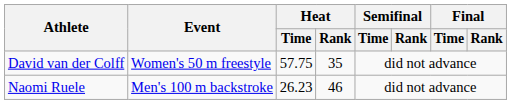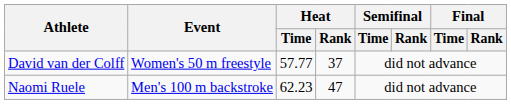(296, 63) 57.75 -> (296, 63) 57.77
(335, 63) 35 -> (335, 63) 37
(296, 87) 26.23 -> (296, 87) 62.23
(335, 87) 46 -> (335, 87) 47
